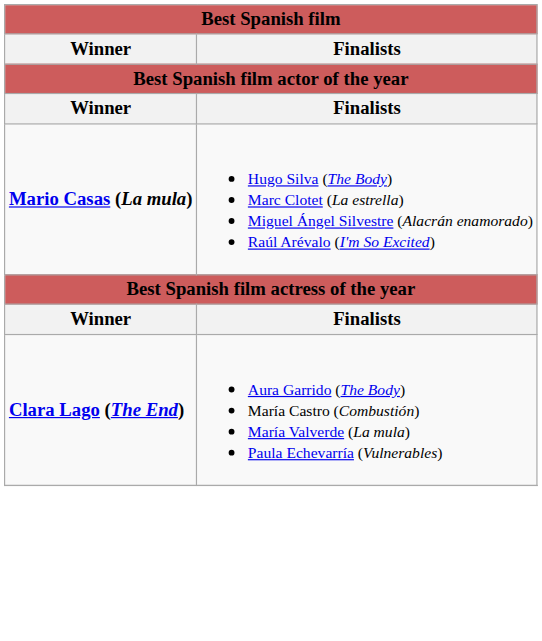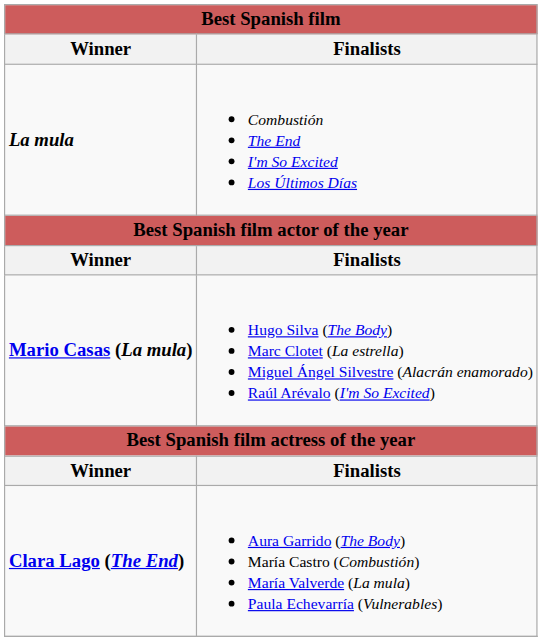+ row: (41, 139)
